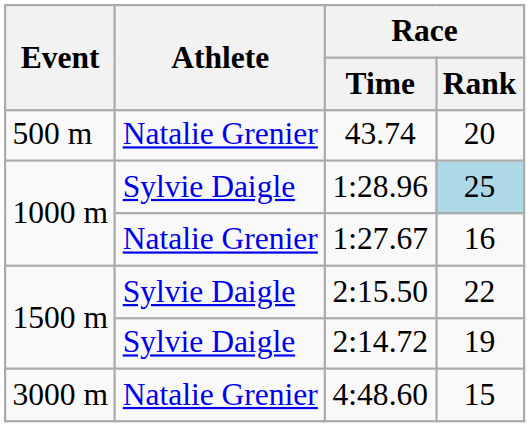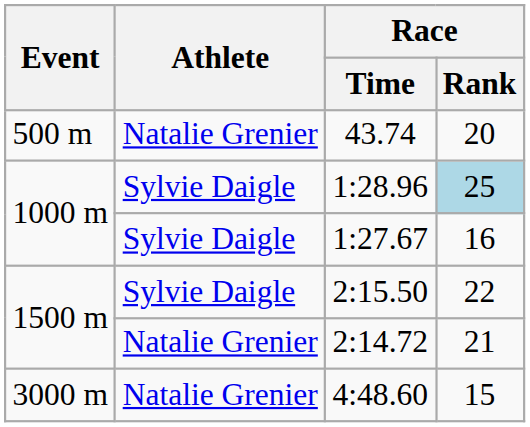(220, 238) Natalie Grenier -> (209, 238) Sylvie Daigle
(209, 342) Sylvie Daigle -> (220, 342) Natalie Grenier
(480, 342) 19 -> (480, 342) 21
